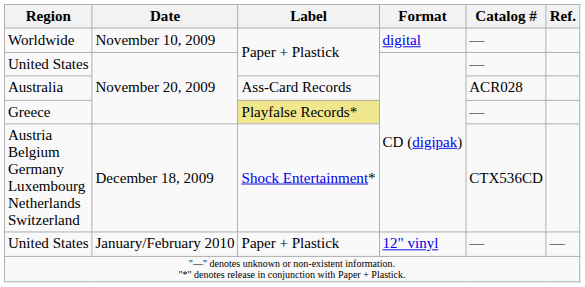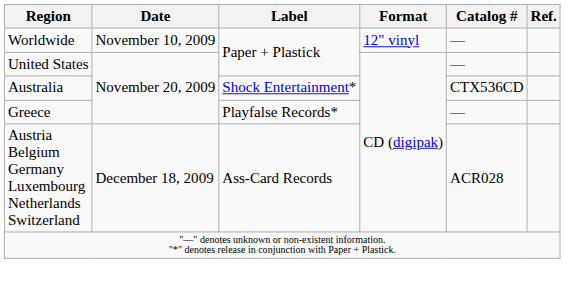(402, 40) digital -> (391, 40) 12" vinyl
(296, 87) Ass-Card Records -> (289, 87) Shock Entertainment*
(496, 87) ACR028 -> (487, 87) CTX536CD
(299, 111) khaki background -> (280, 111) no background
(309, 177) Shock Entertainment* -> (277, 177) Ass-Card Records
(506, 177) CTX536CD -> (477, 177) ACR028
- row: (48, 244)
